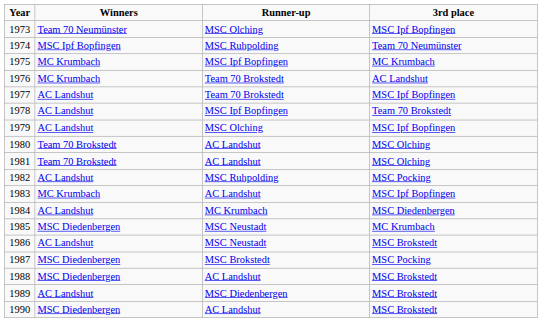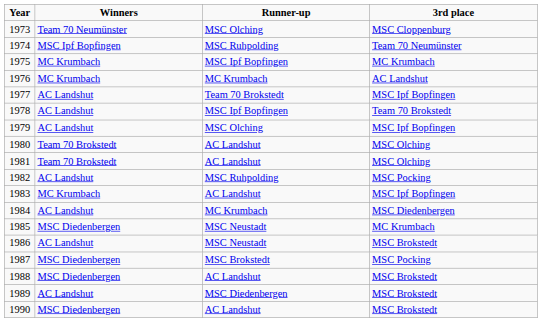(414, 29) MSC Ipf Bopfingen -> (411, 29) MSC Cloppenburg
(244, 78) Team 70 Brokstedt -> (236, 78) MC Krumbach
